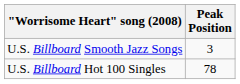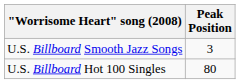(210, 68) 78 -> (210, 68) 80
